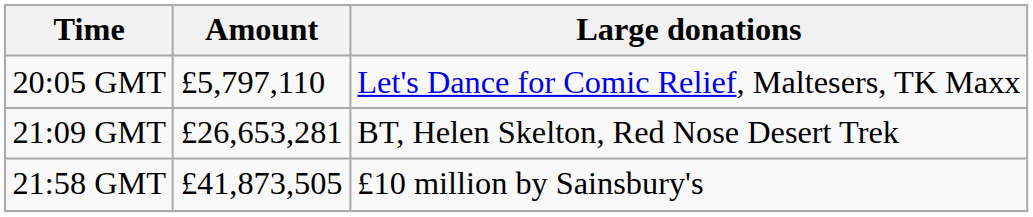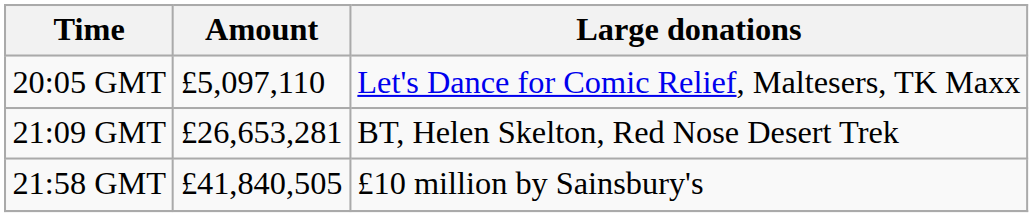(253, 81) £5,797,110 -> (253, 81) £5,097,110
(262, 183) £41,873,505 -> (262, 183) £41,840,505
